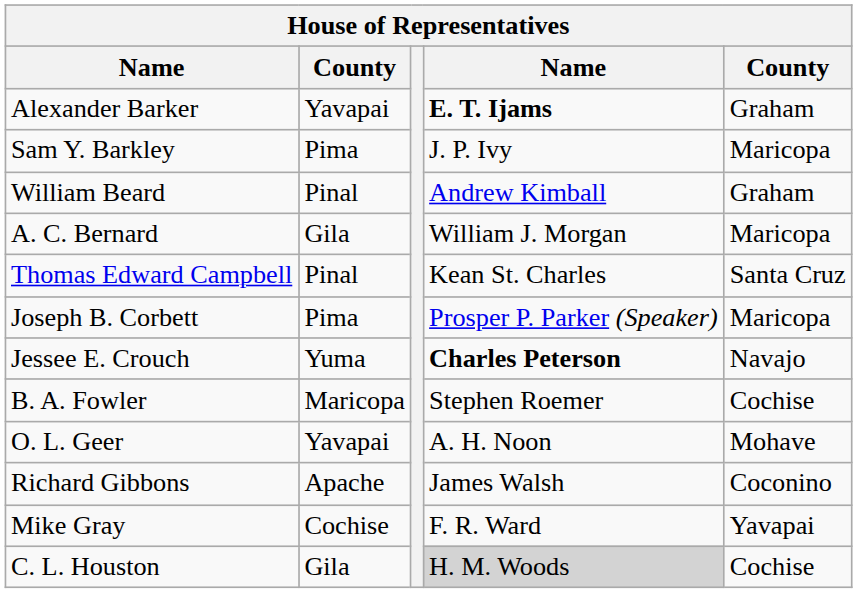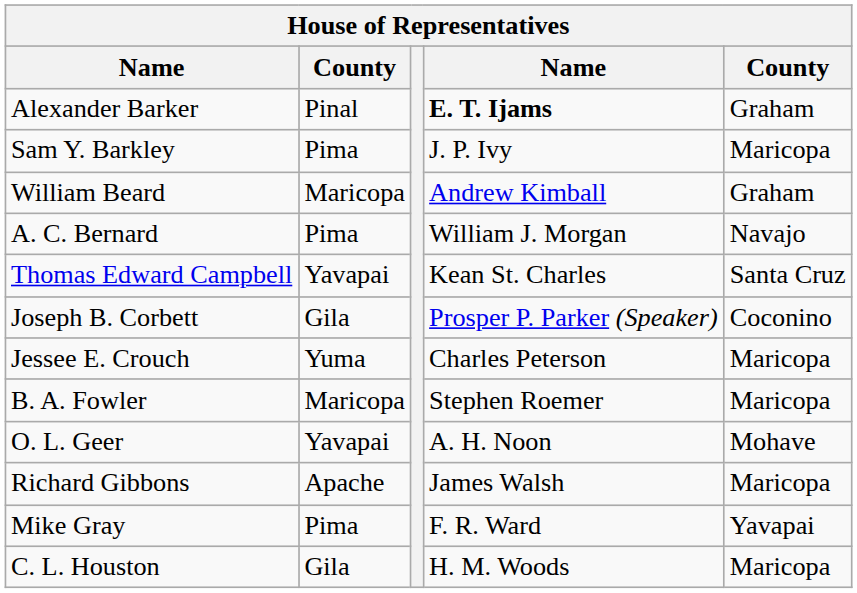(347, 108) Yavapai -> (331, 108) Pinal
(331, 192) Pinal -> (355, 192) Maricopa
(327, 233) Gila -> (331, 233) Pima
(780, 233) Maricopa -> (768, 233) Navajo
(331, 275) Pinal -> (347, 275) Yavapai
(331, 316) Pima -> (327, 316) Gila
(780, 316) Maricopa -> (781, 316) Coconino
(525, 358) bold -> (518, 358) normal
(768, 358) Navajo -> (780, 358) Maricopa
(772, 400) Cochise -> (780, 400) Maricopa
(781, 483) Coconino -> (780, 483) Maricopa
(347, 524) Cochise -> (331, 524) Pima
(499, 566) lightgrey background -> (499, 566) no background
(772, 566) Cochise -> (780, 566) Maricopa
